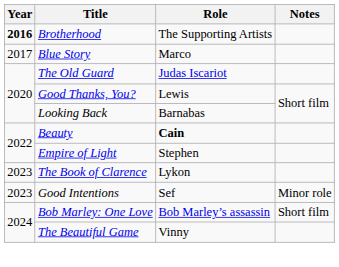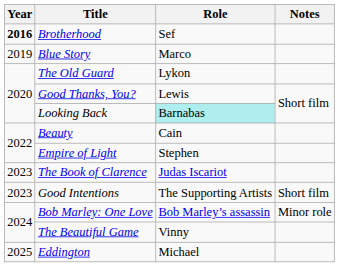(215, 34) The Supporting Artists -> (167, 34) Sef
(20, 53) 2017 -> (20, 53) 2019
(193, 73) Judas Iscariot -> (174, 73) Lykon
(182, 113) no background -> (182, 113) paleturquoise background
(171, 133) bold -> (170, 133) normal
(174, 172) Lykon -> (193, 172) Judas Iscariot
(167, 192) Sef -> (215, 192) The Supporting Artists
(305, 192) Minor role -> (303, 192) Short film
(303, 212) Short film -> (305, 212) Minor role
+ row: (64, 251)
